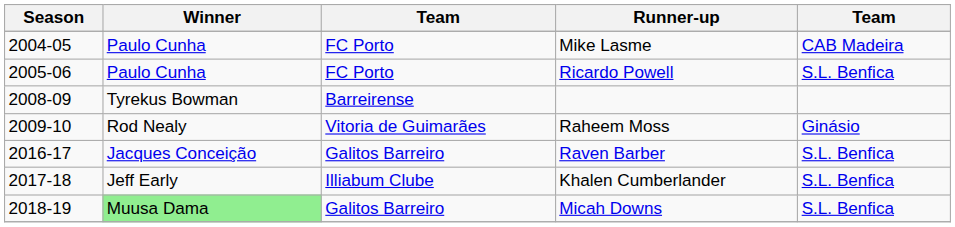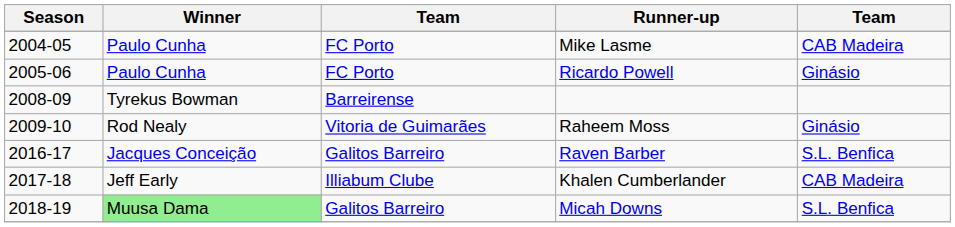(848, 72) S.L. Benfica -> (831, 72) Ginásio
(848, 180) S.L. Benfica -> (853, 180) CAB Madeira
